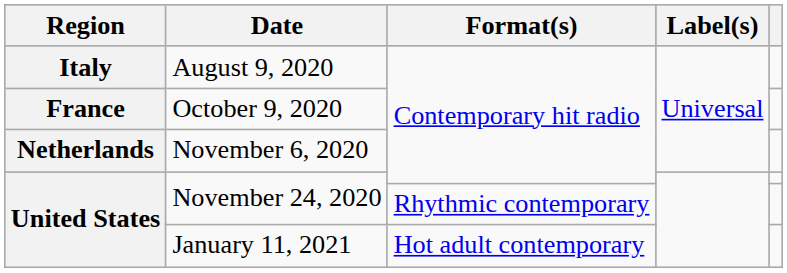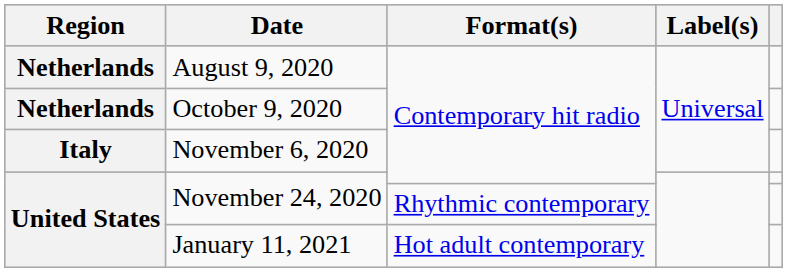(86, 66) Italy -> (86, 66) Netherlands
(86, 108) France -> (86, 108) Netherlands
(86, 150) Netherlands -> (86, 150) Italy
